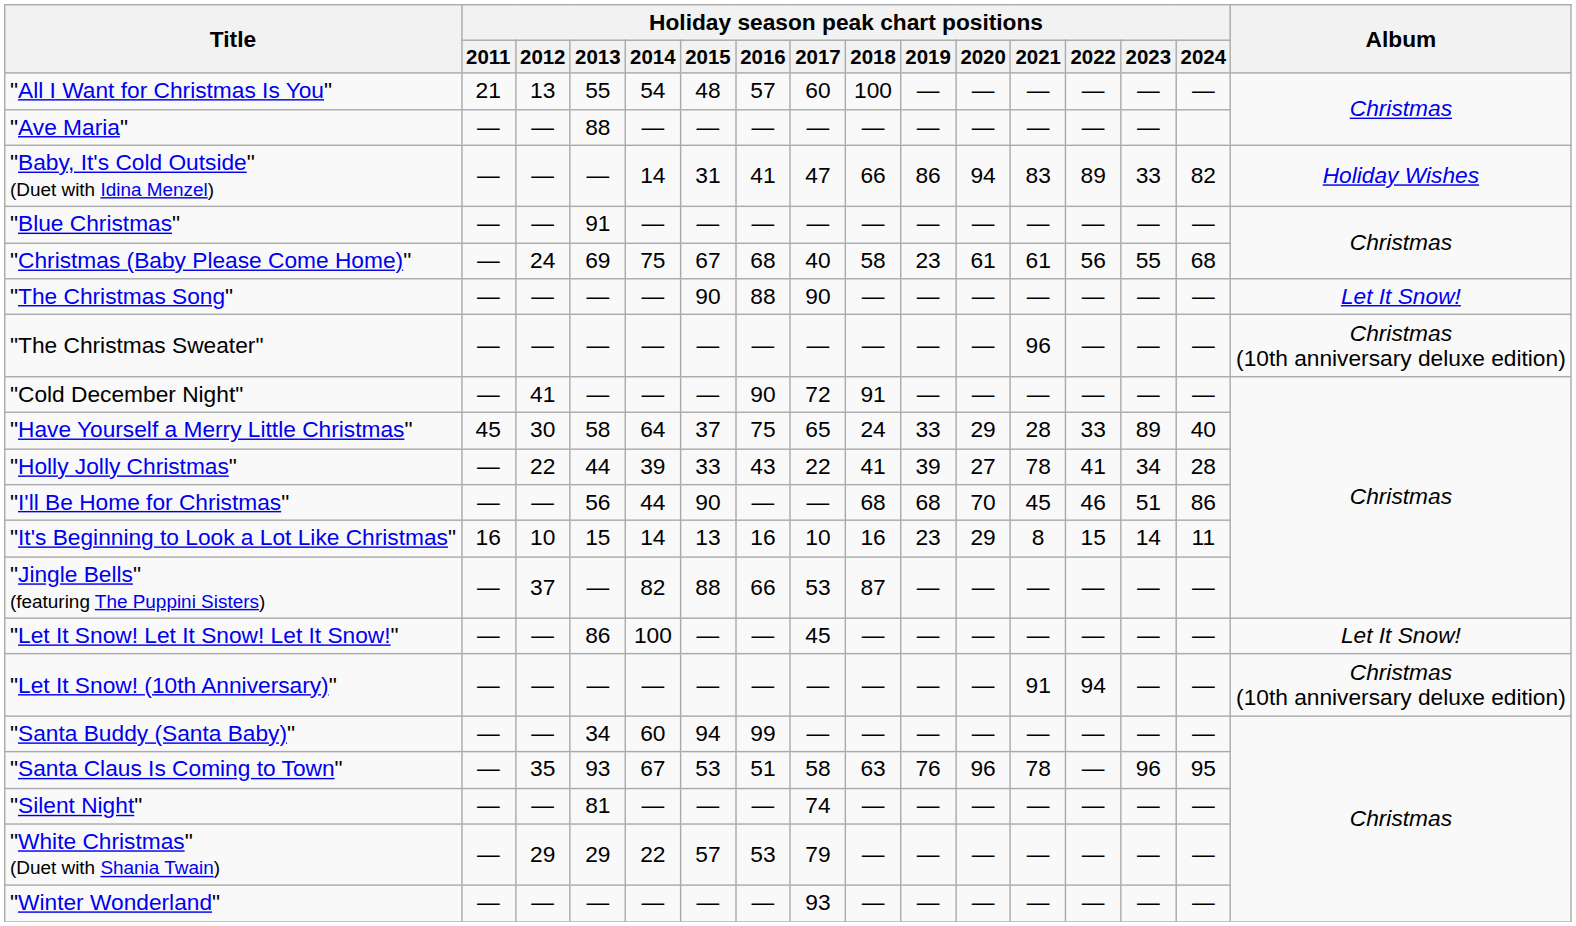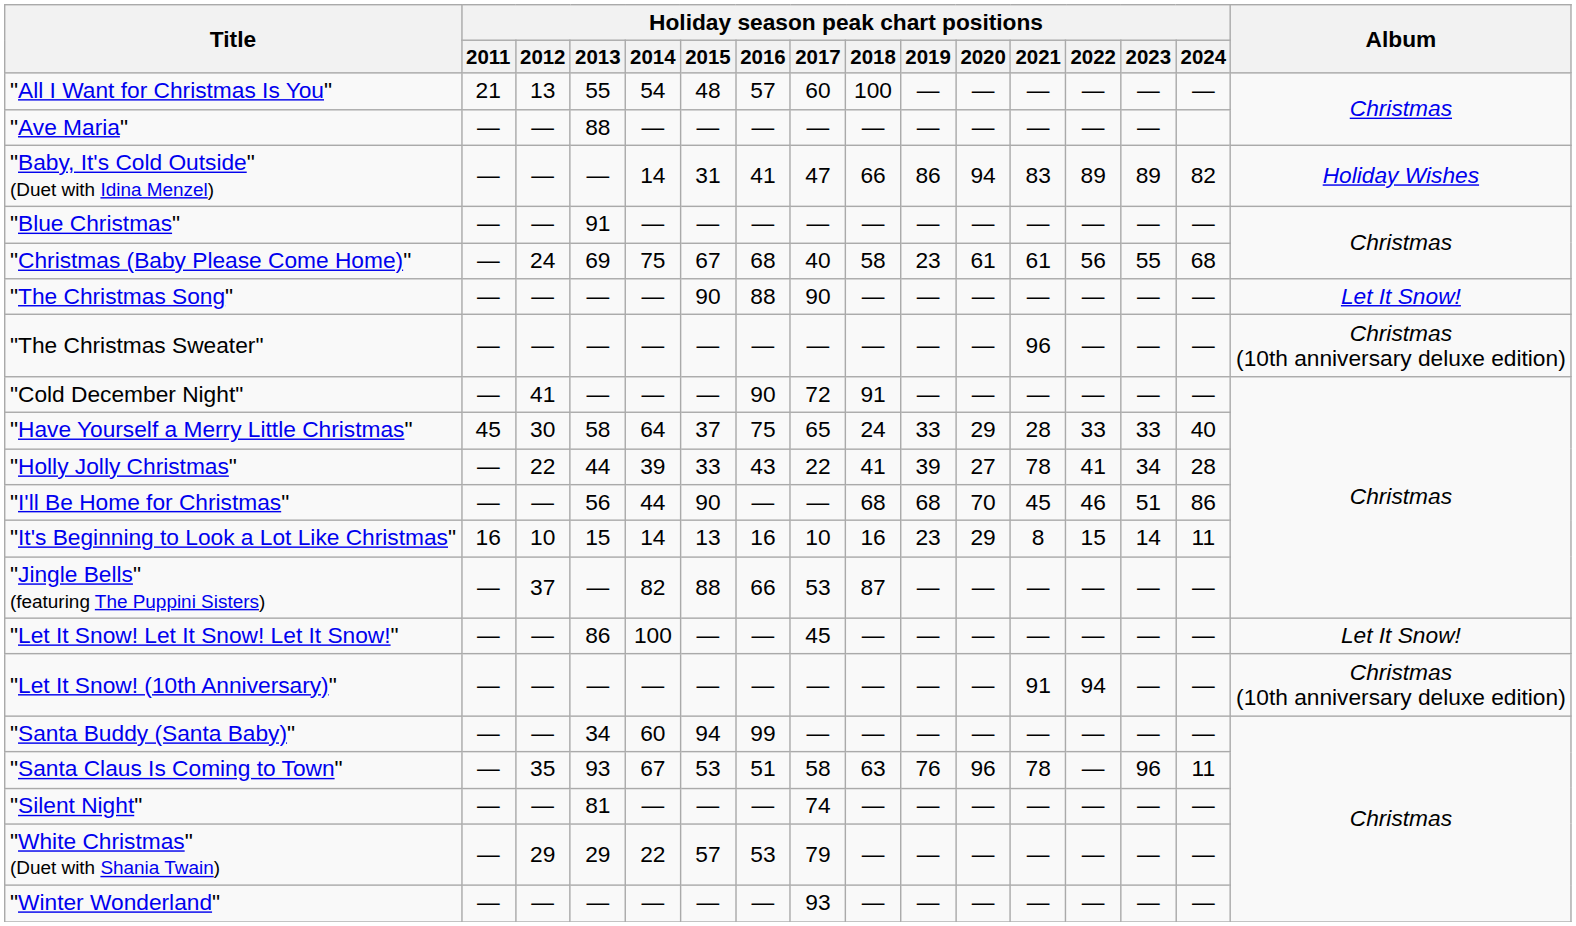(1148, 175) 33 -> (1148, 175) 89
(1148, 430) 89 -> (1148, 430) 33
(1203, 769) 95 -> (1203, 769) 11
